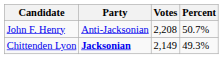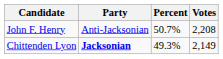columns swapped: (165, 12) <-> (199, 12)
